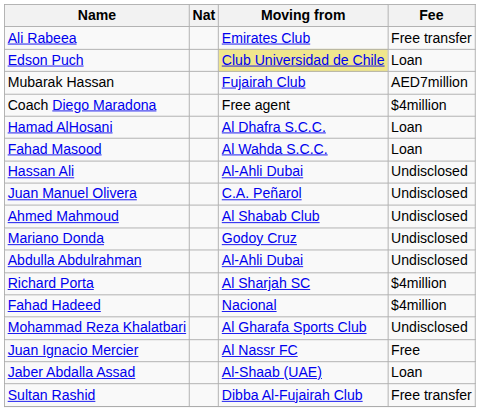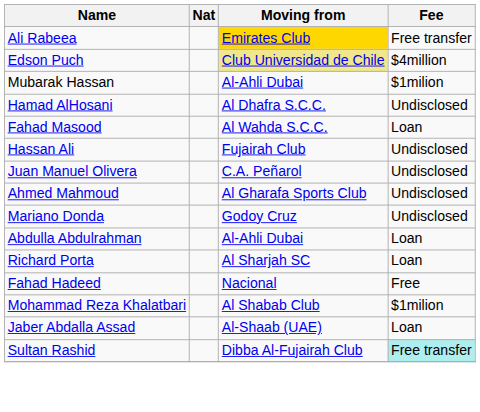(266, 37) no background -> (266, 37) gold background
(407, 60) Loan -> (419, 60) $4million
(264, 82) Fujairah Club -> (262, 82) Al-Ahli Dubai
(429, 82) AED7million -> (417, 82) $1milion
- row: (82, 104)
(407, 127) Loan -> (429, 104) Undisclosed
(262, 171) Al-Ahli Dubai -> (264, 149) Fujairah Club
(271, 216) Al Shabab Club -> (294, 194) Al Gharafa Sports Club
(429, 261) Undisclosed -> (407, 238) Loan
(419, 283) $4million -> (407, 261) Loan
(419, 305) $4million -> (406, 283) Free
(294, 328) Al Gharafa Sports Club -> (271, 305) Al Shabab Club
(429, 328) Undisclosed -> (417, 305) $1milion
- row: (73, 350)
(431, 395) no background -> (431, 350) paleturquoise background
